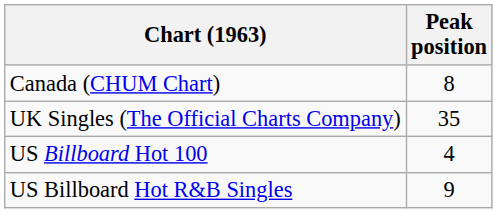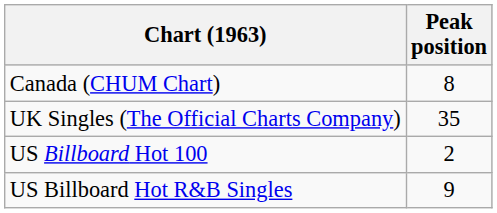(449, 154) 4 -> (449, 154) 2
